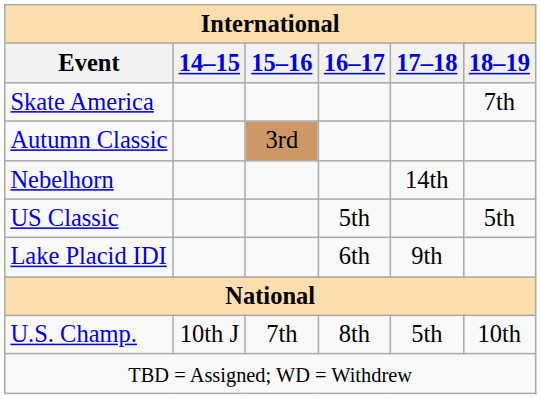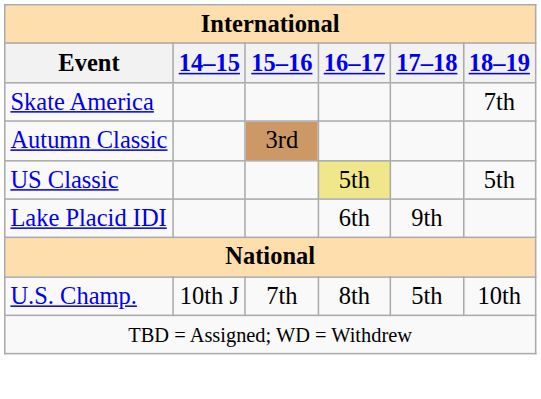- row: (62, 179)
(354, 218) no background -> (354, 179) khaki background
